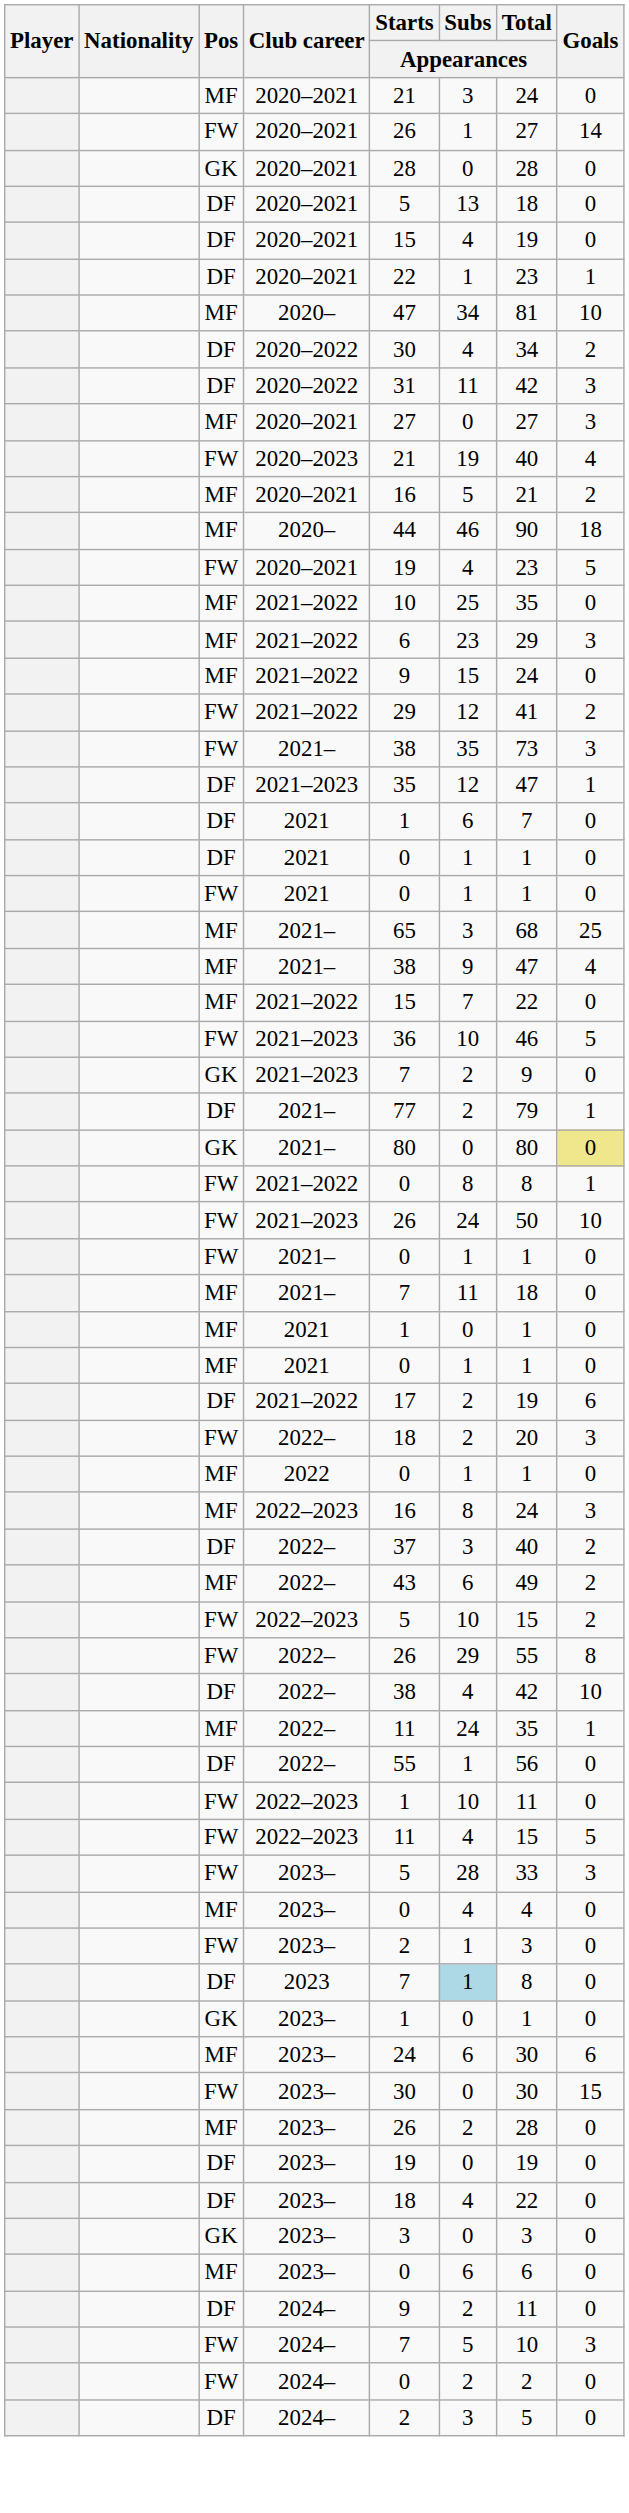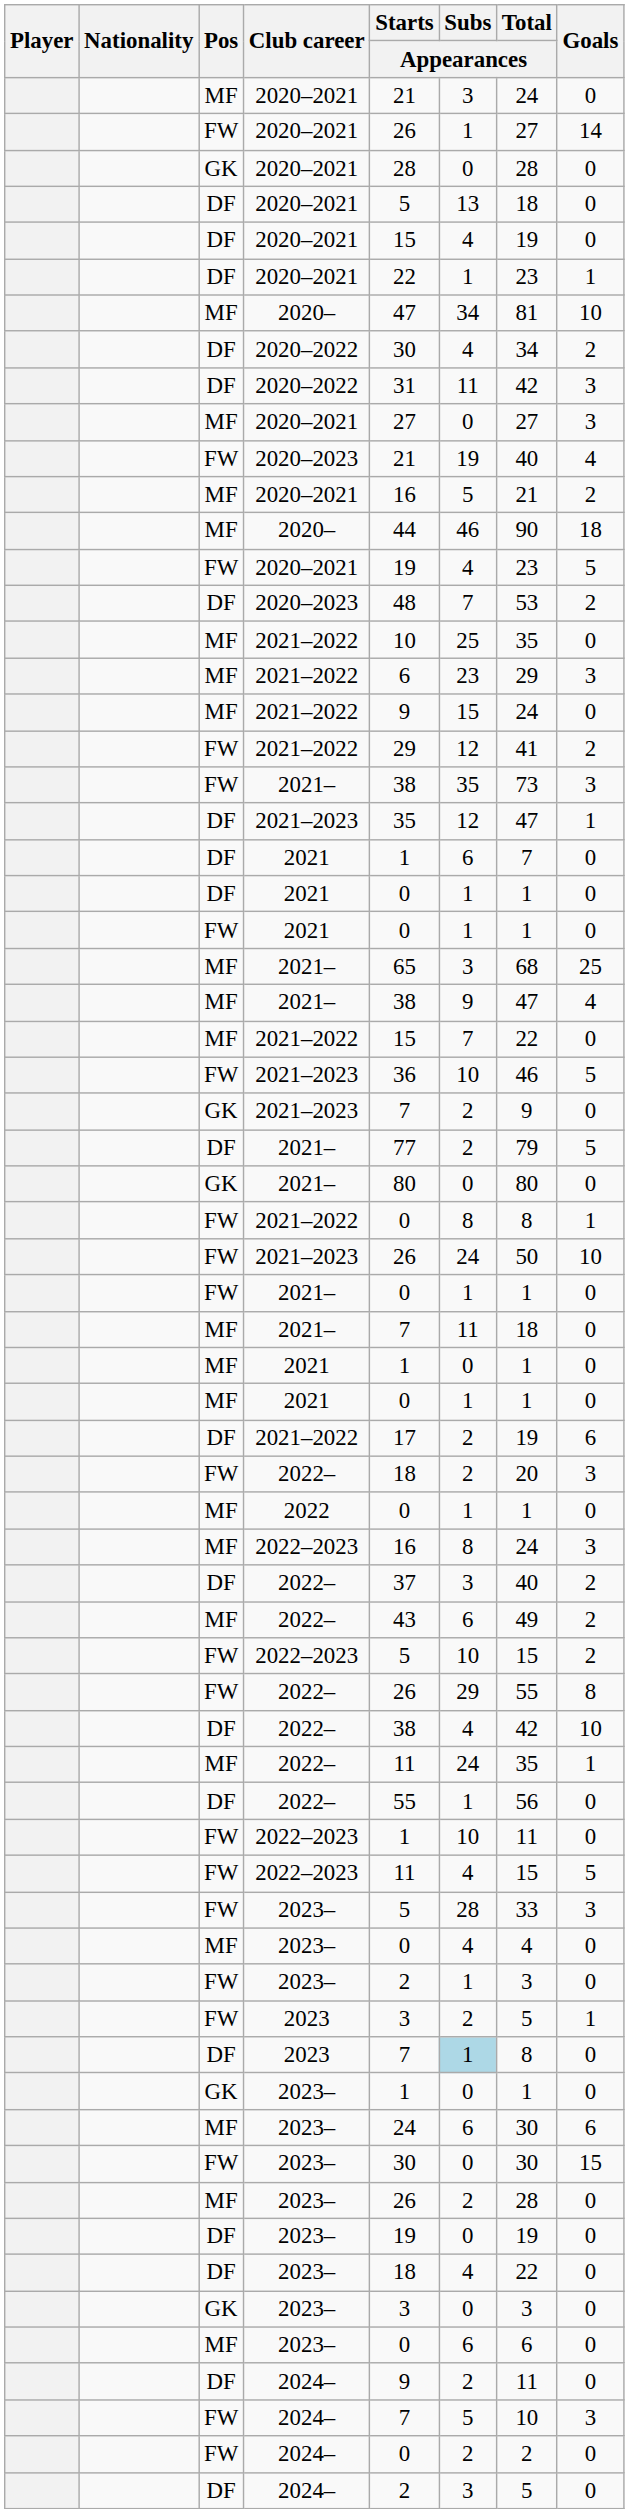+ row: (221, 603)
(590, 1111) 1 -> (590, 1147) 5
(590, 1147) khaki background -> (590, 1183) no background
+ row: (221, 2018)
